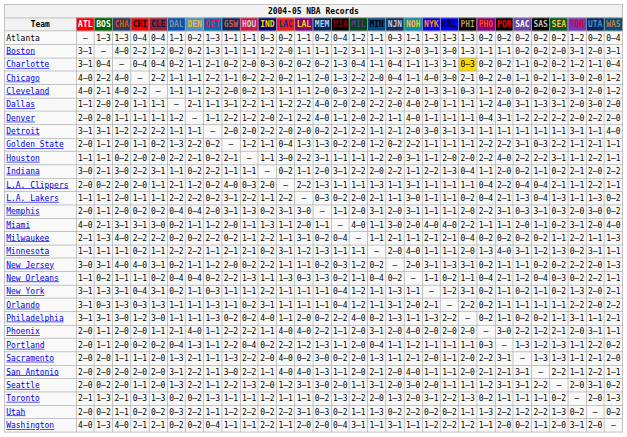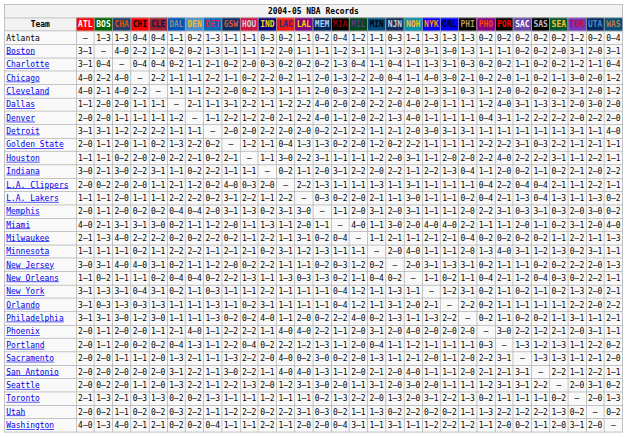(468, 64) gold background -> (468, 64) no background
(395, 118) 1–1 -> (395, 118) 1–3
